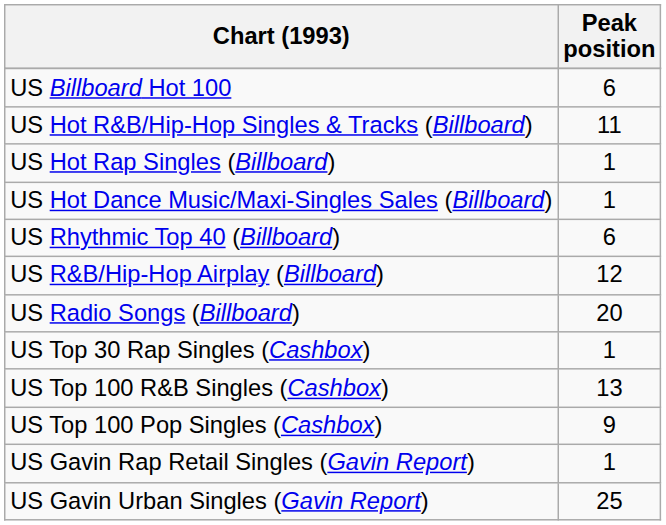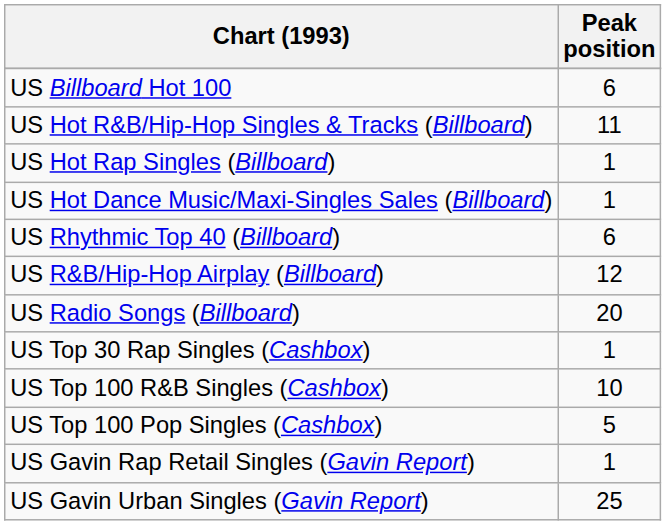(609, 387) 13 -> (609, 387) 10
(609, 425) 9 -> (609, 425) 5
